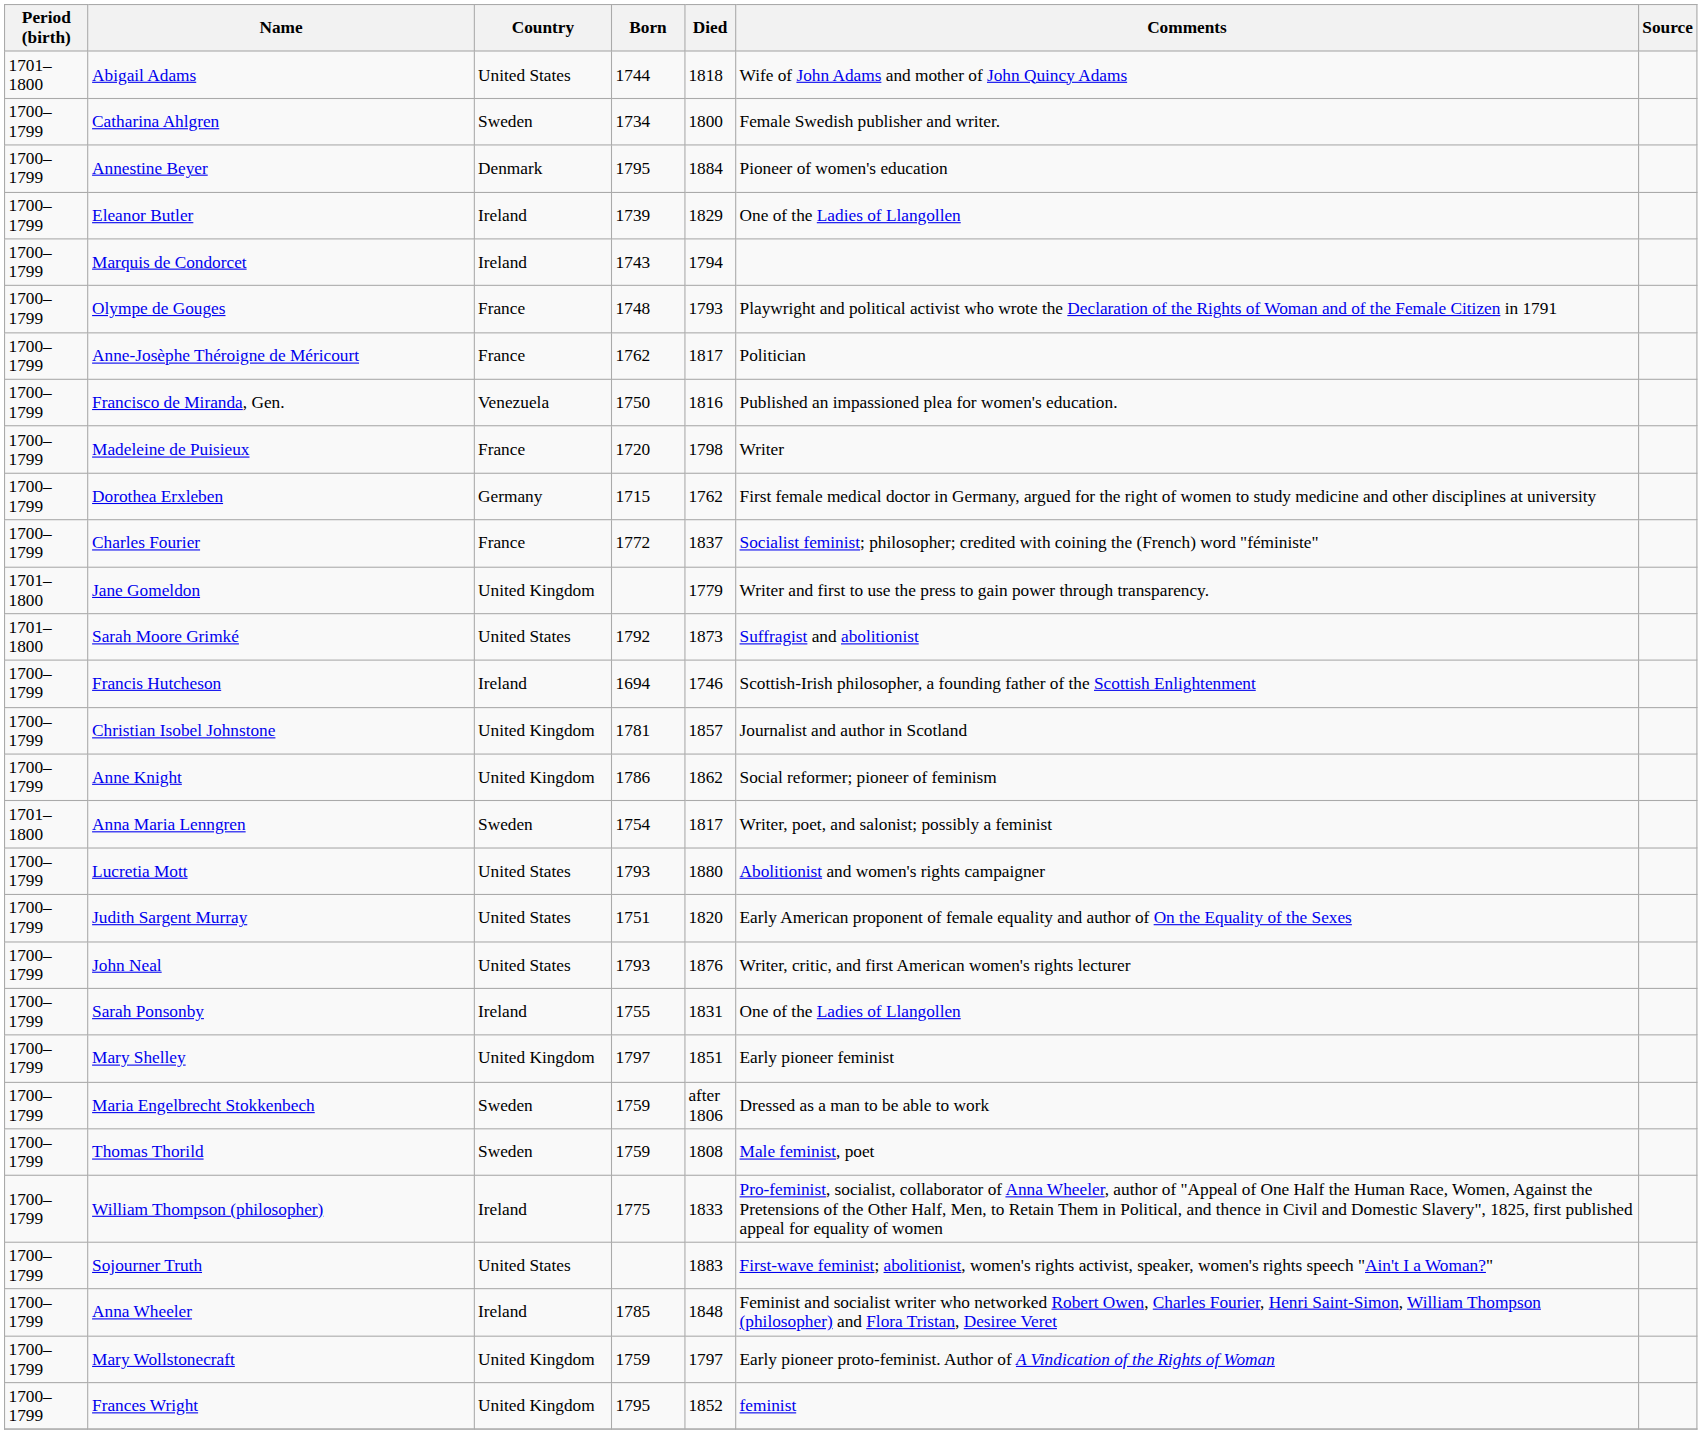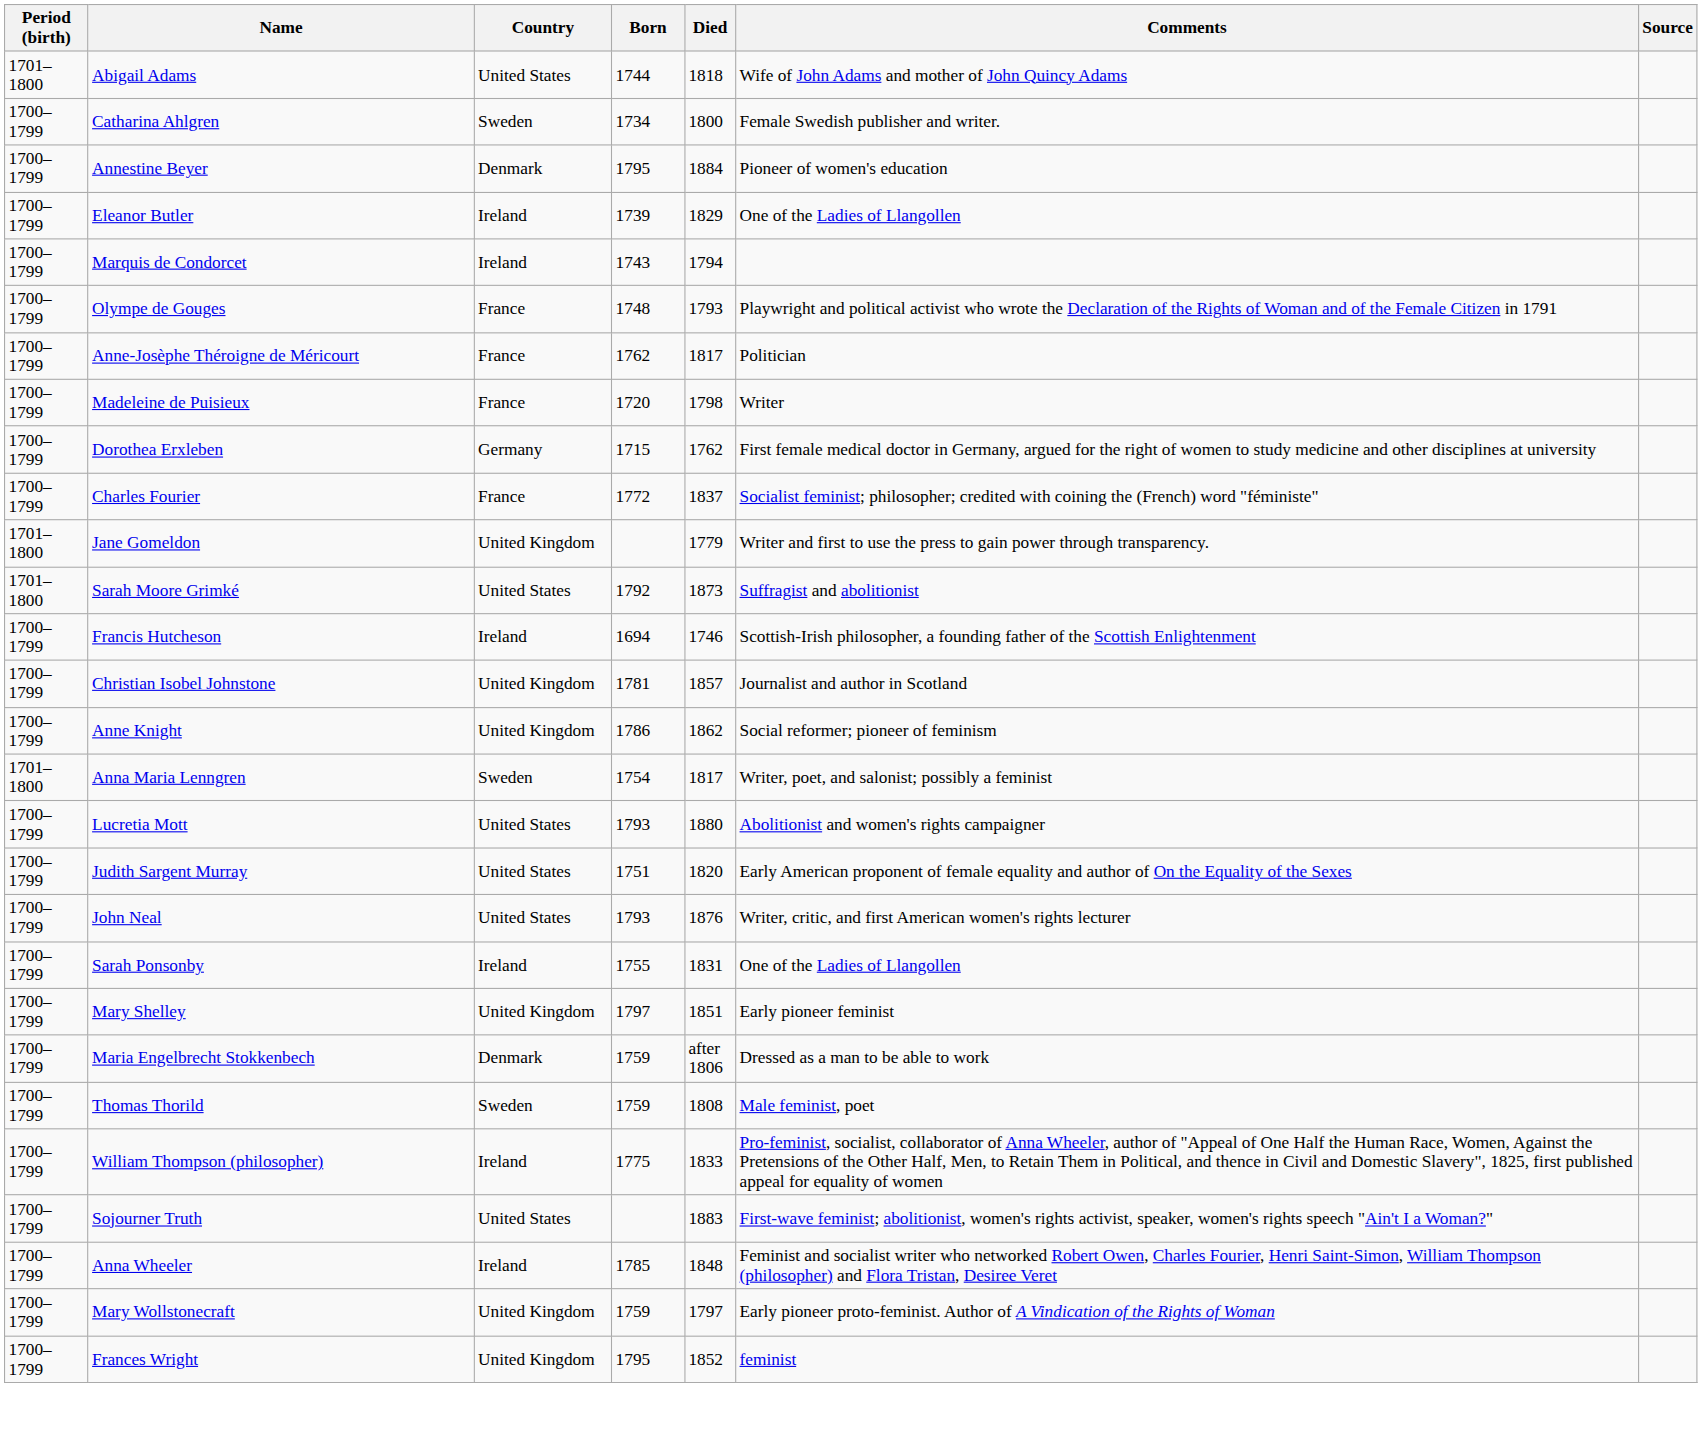- row: (188, 402)
(505, 1105) Sweden -> (510, 1058) Denmark
